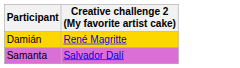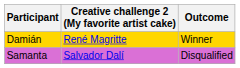+ column: (207, 18)
